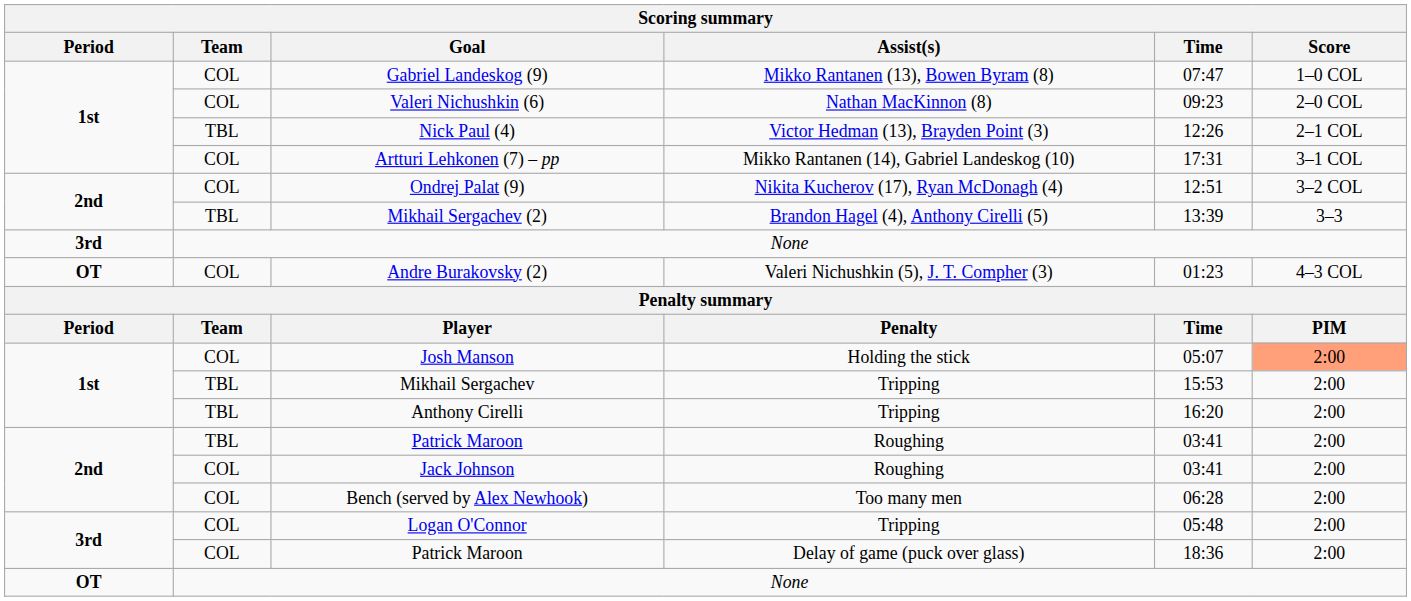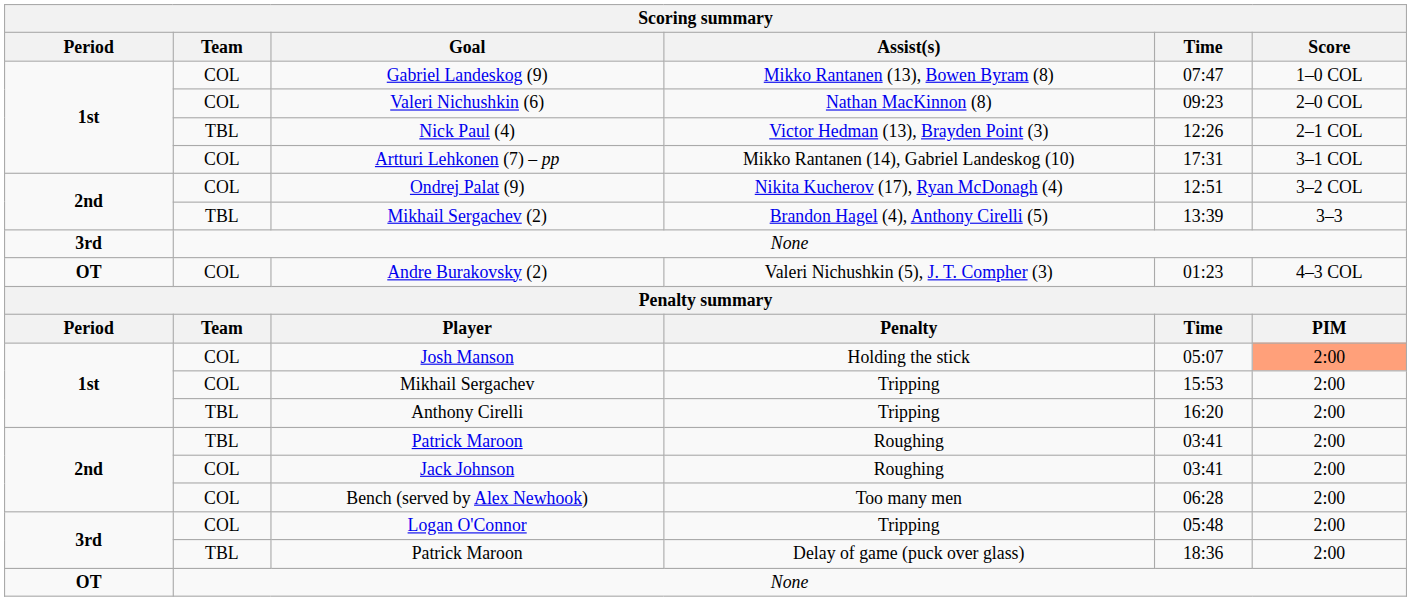(222, 384) TBL -> (222, 384) COL
(222, 553) COL -> (222, 553) TBL
